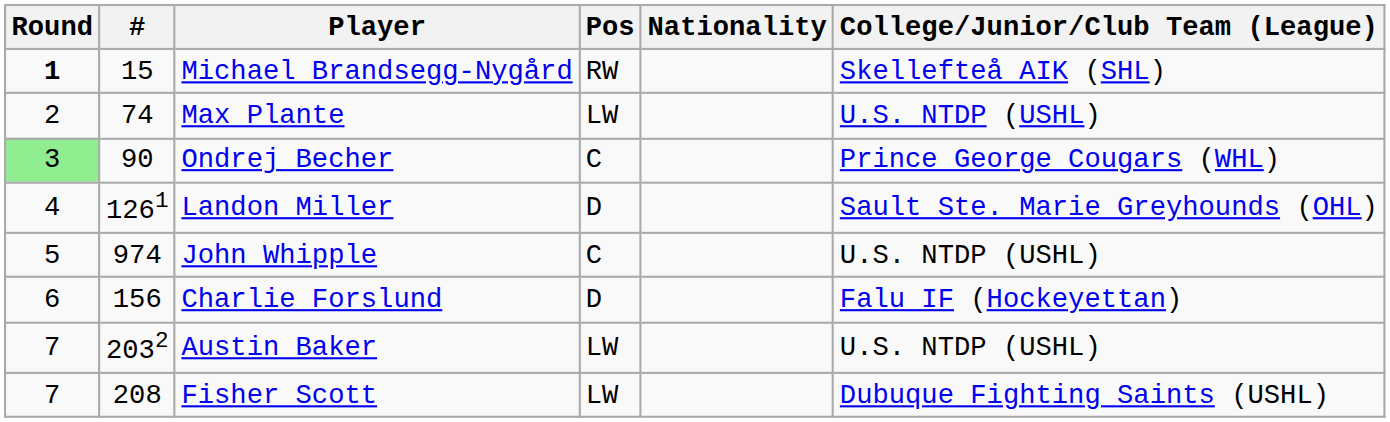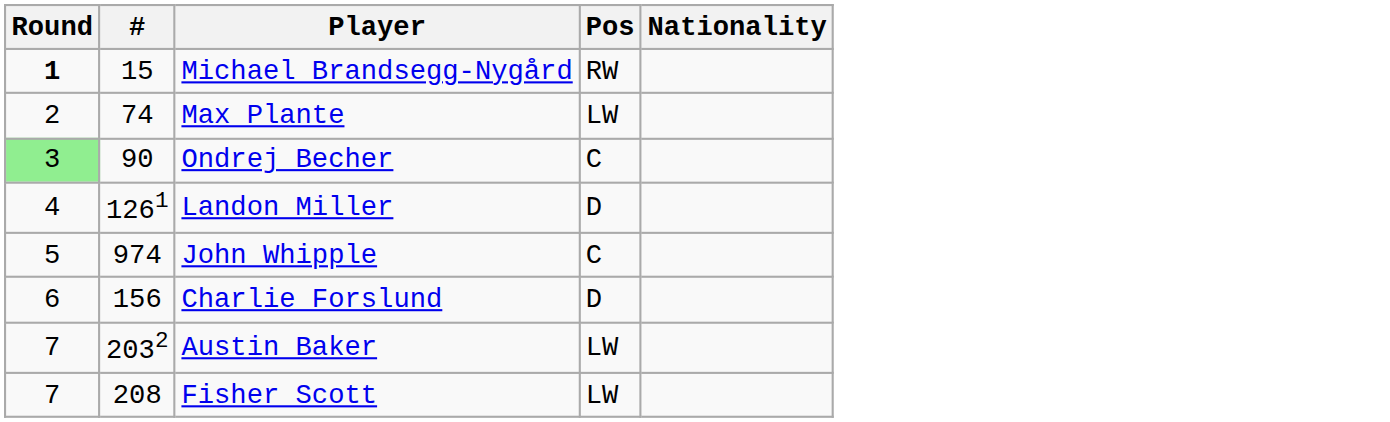- column: (1109, 27)
